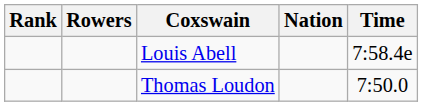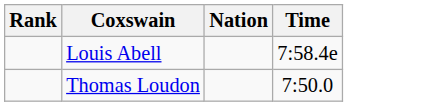- column: (99, 20)
